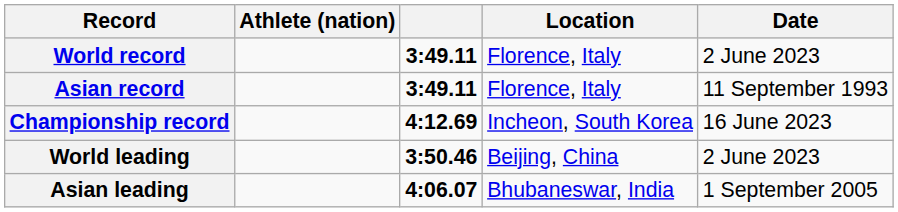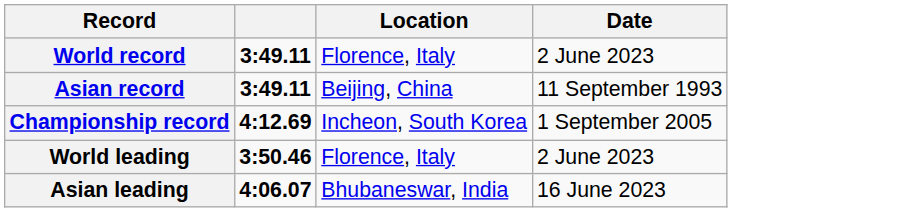- column: (317, 21)
(554, 88) Florence, Italy -> (387, 88) Beijing, China
(767, 122) 16 June 2023 -> (625, 122) 1 September 2005
(553, 156) Beijing, China -> (388, 156) Florence, Italy
(790, 190) 1 September 2005 -> (601, 190) 16 June 2023
